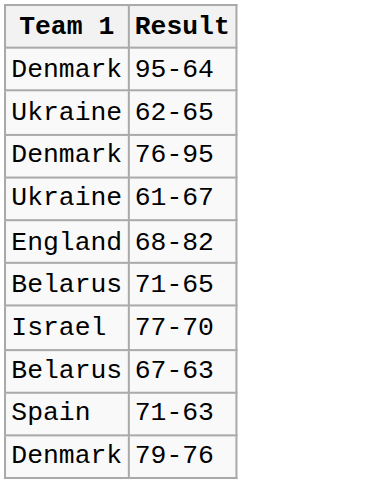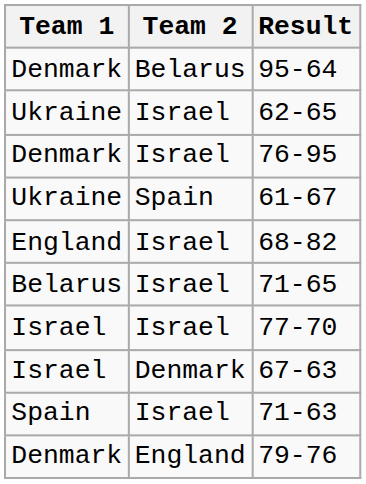+ column: (190, 27)
(67, 371) Belarus -> (59, 371) Israel
